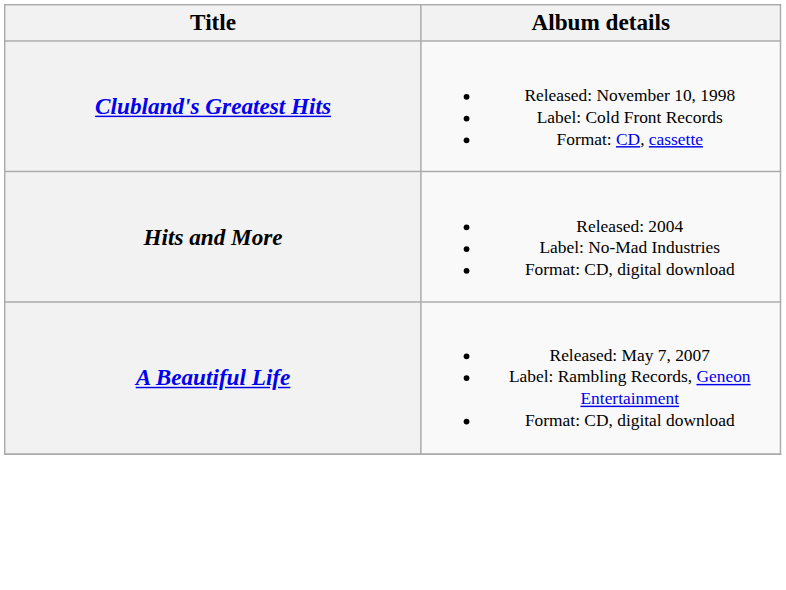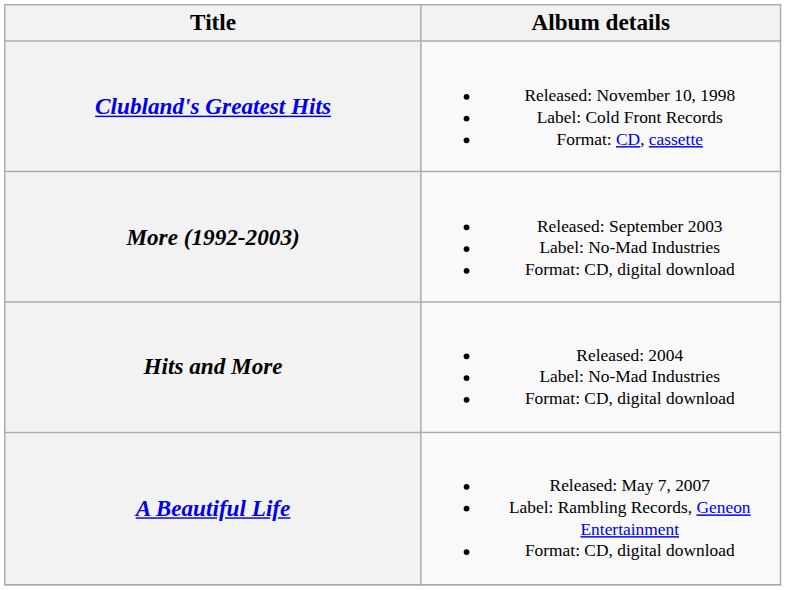+ row: (213, 236)
